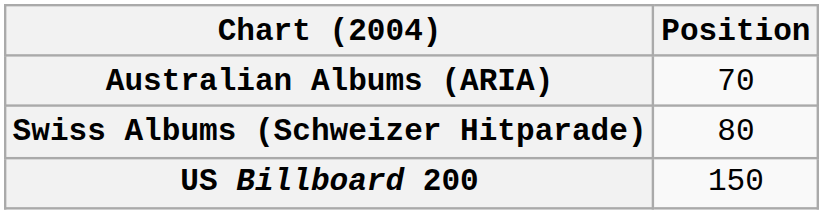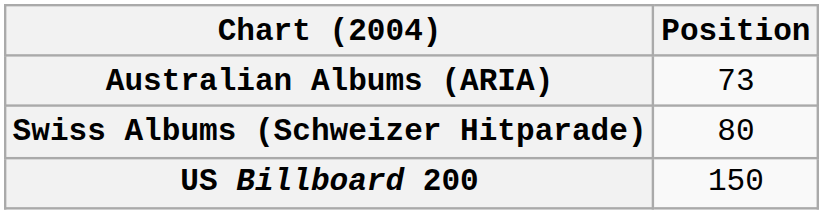(736, 81) 70 -> (736, 81) 73
